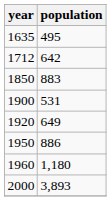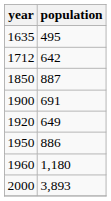(51, 79) 883 -> (51, 79) 887
(51, 100) 531 -> (51, 100) 691
